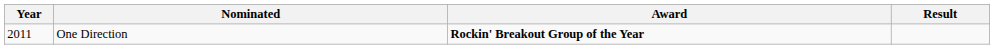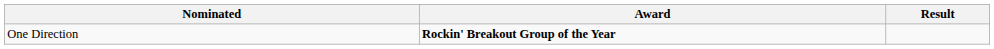- column: (29, 14)
